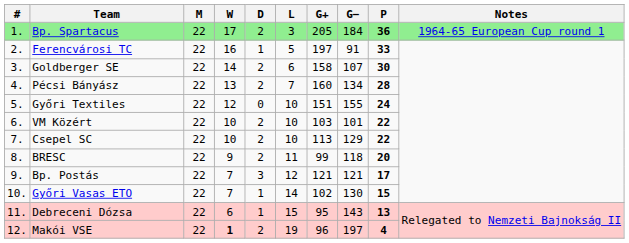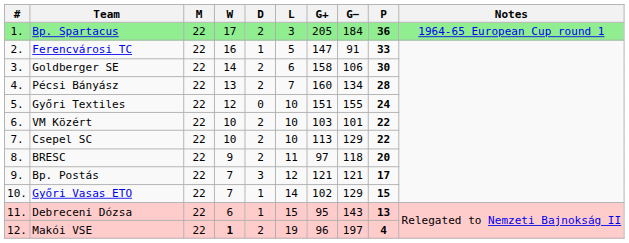(322, 49) 197 -> (322, 49) 147
(353, 67) 107 -> (353, 67) 106
(322, 158) 99 -> (322, 158) 97
(353, 194) 130 -> (353, 194) 129
